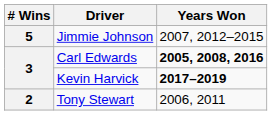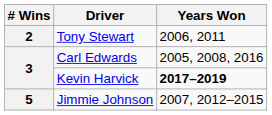rows swapped: (105, 36) <-> (95, 100)
(212, 58) bold -> (212, 58) normal
